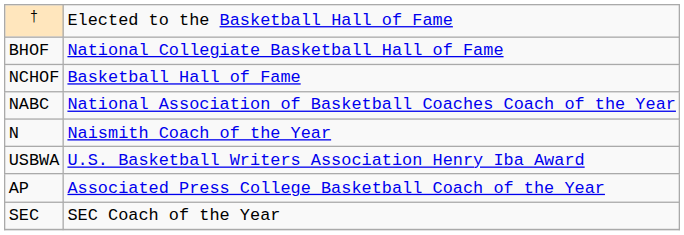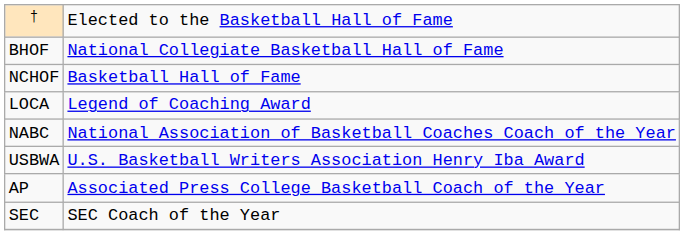+ row: (29, 105)
- row: (14, 133)
